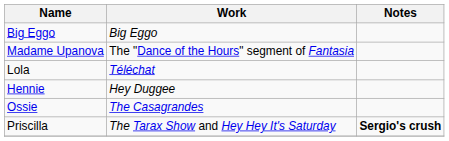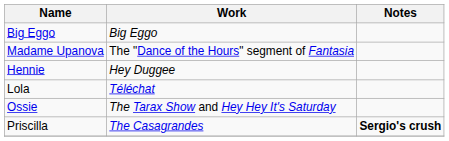rows swapped: (26, 88) <-> (18, 70)
(156, 107) The Casagrandes -> (222, 107) The Tarax Show and Hey Hey It's Saturday
(222, 126) The Tarax Show and Hey Hey It's Saturday -> (156, 126) The Casagrandes
